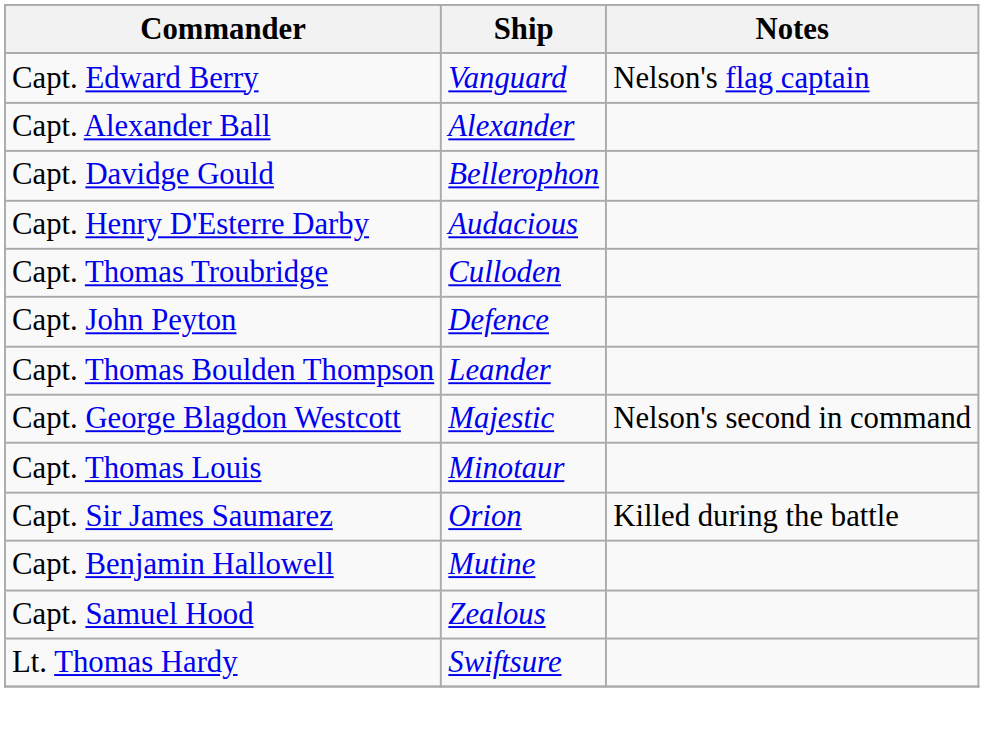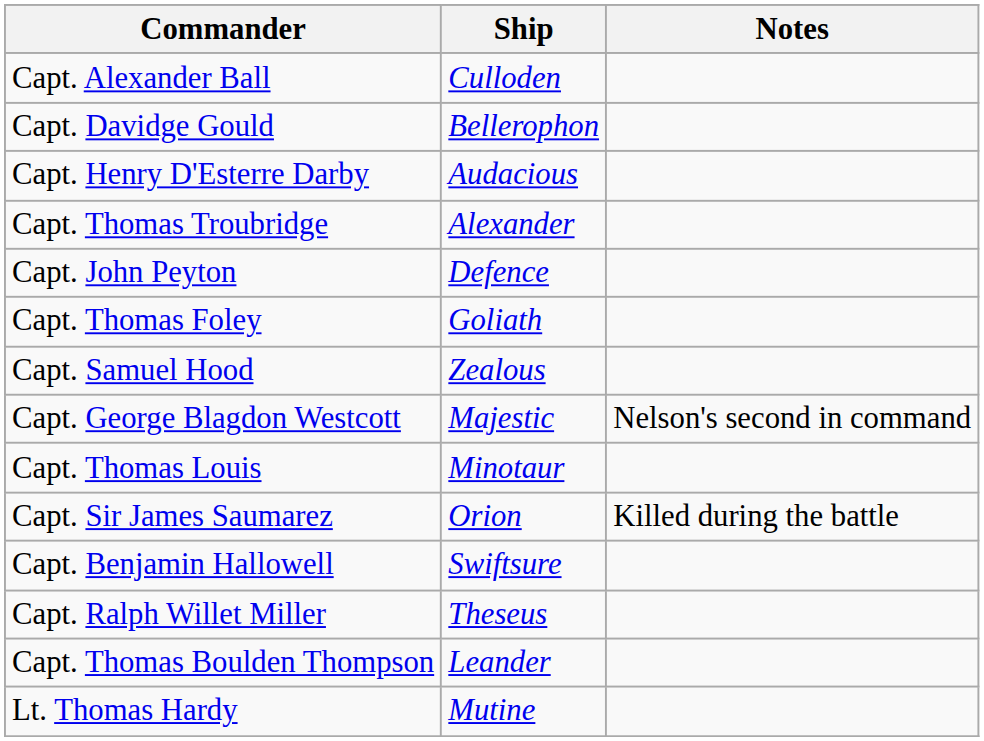- row: (135, 77)
(511, 126) Alexander -> (505, 77) Culloden
(505, 272) Culloden -> (511, 223) Alexander
+ row: (137, 321)
rows swapped: (223, 369) <-> (133, 613)
(492, 564) Mutine -> (505, 564) Swiftsure
+ row: (169, 613)
(505, 662) Swiftsure -> (492, 710) Mutine
